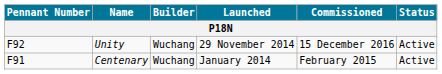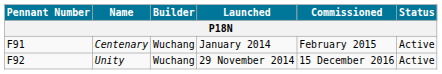rows swapped: (121, 61) <-> (110, 45)
